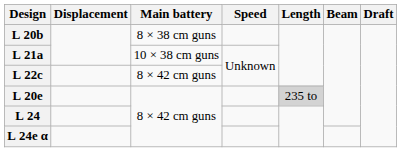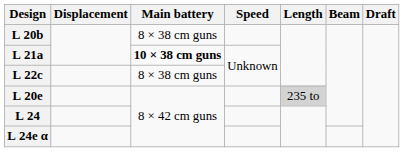(176, 55) normal -> (177, 55) bold
(176, 75) 8 × 42 cm guns -> (177, 75) 8 × 38 cm guns
